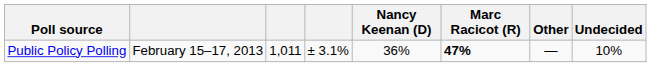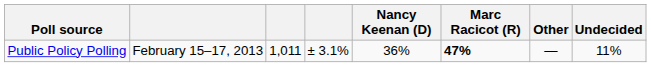(609, 51) 10% -> (609, 51) 11%
